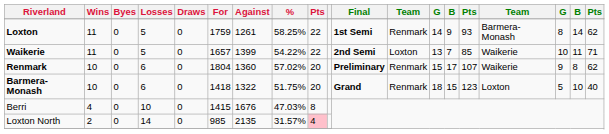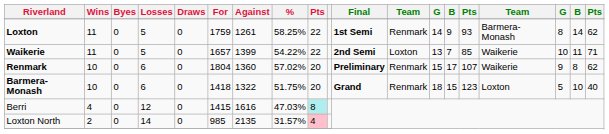(146, 106) 10 -> (146, 106) 12
(246, 106) 1676 -> (246, 106) 1616
(313, 106) no background -> (313, 106) paleturquoise background
